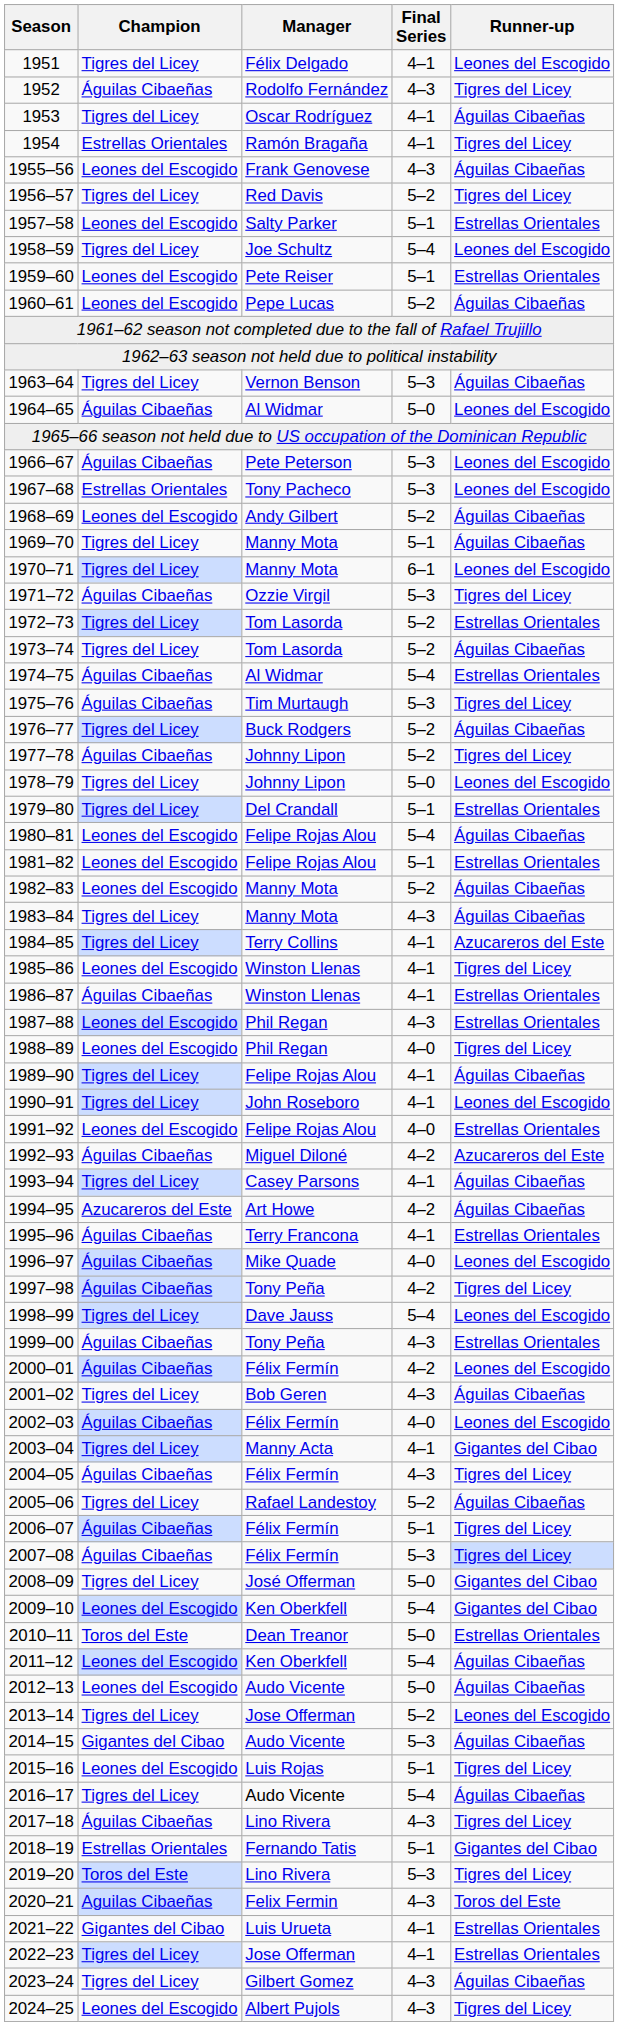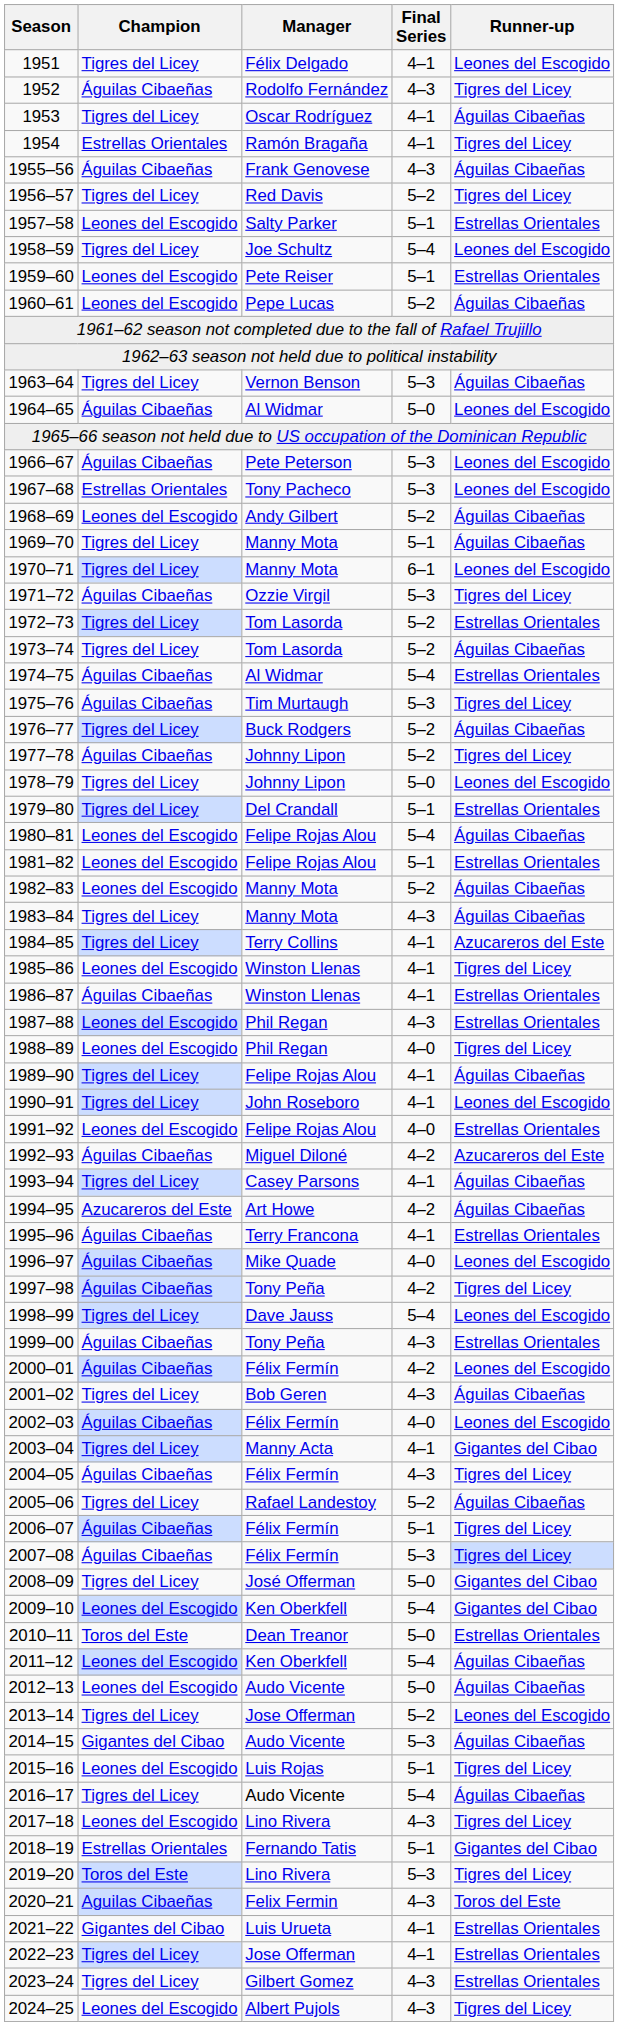(160, 169) Leones del Escogido -> (147, 169) Águilas Cibaeñas
(147, 1821) Águilas Cibaeñas -> (160, 1821) Leones del Escogido
(520, 1981) Águilas Cibaeñas -> (527, 1981) Estrellas Orientales
